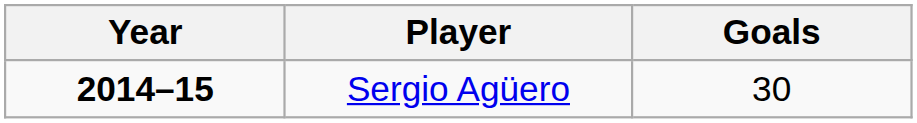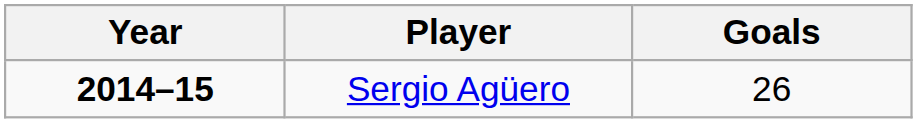(772, 88) 30 -> (772, 88) 26
